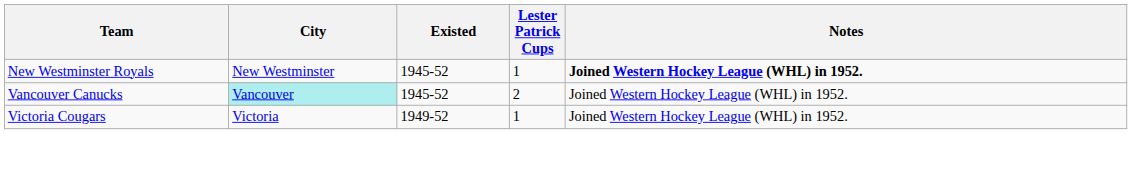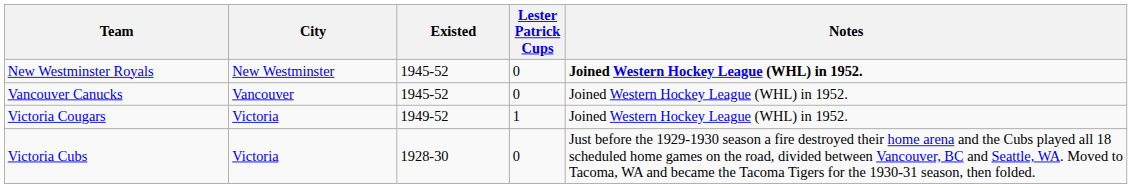(516, 71) 1 -> (516, 71) 0
(263, 93) paleturquoise background -> (263, 93) no background
(516, 93) 2 -> (516, 93) 0
+ row: (48, 155)
